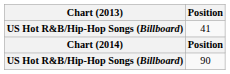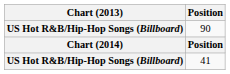rows swapped: (205, 61) <-> (205, 28)
